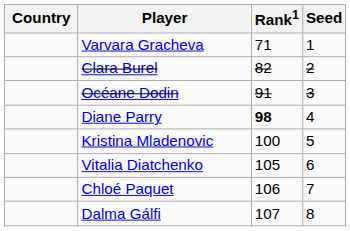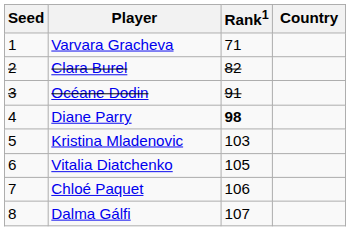columns swapped: (41, 18) <-> (324, 18)
(267, 141) 100 -> (237, 141) 103
